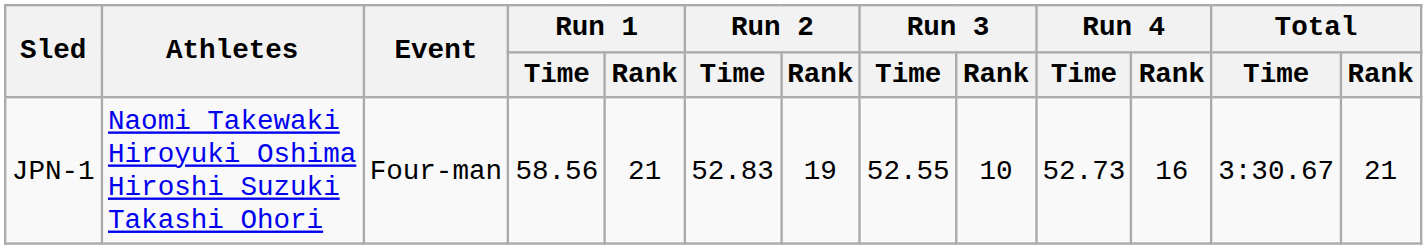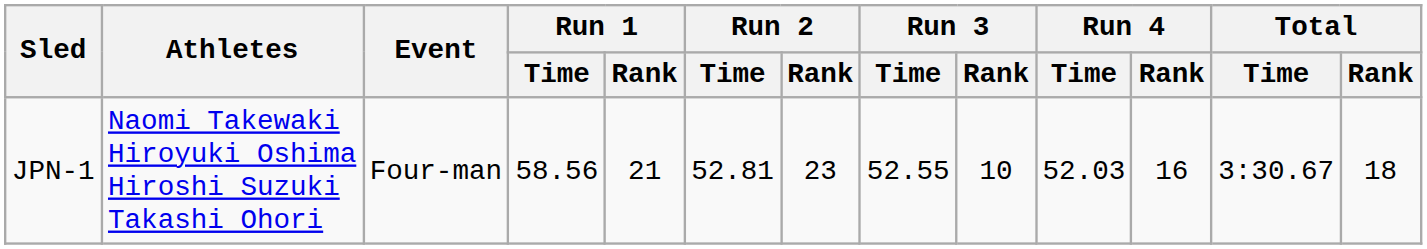(733, 170) 52.83 -> (733, 170) 52.81
(820, 170) 19 -> (820, 170) 23
(1084, 170) 52.73 -> (1084, 170) 52.03
(1381, 170) 21 -> (1381, 170) 18
